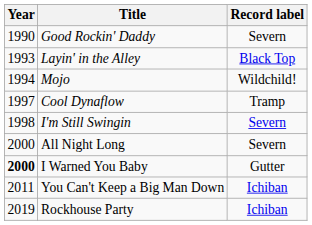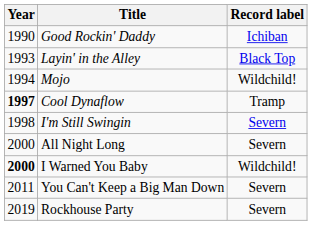(267, 36) Severn -> (267, 36) Ichiban
(21, 101) normal -> (21, 101) bold
(267, 166) Gutter -> (267, 166) Wildchild!
(267, 187) Ichiban -> (267, 187) Severn
(267, 209) Ichiban -> (267, 209) Severn
